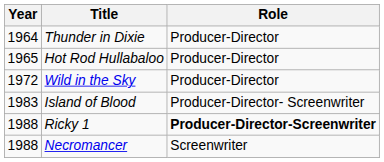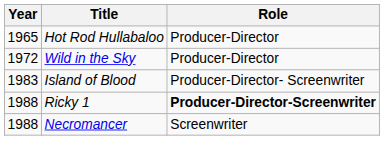- row: (95, 37)
